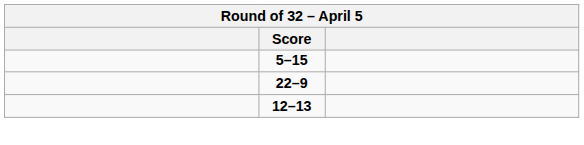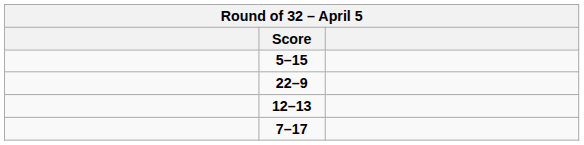+ row: (292, 129)
